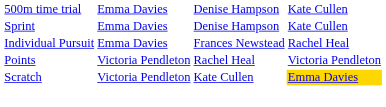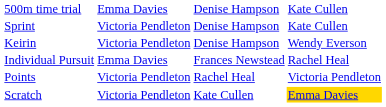(132, 26) Emma Davies -> (144, 26) Victoria Pendleton
+ row: (20, 43)
